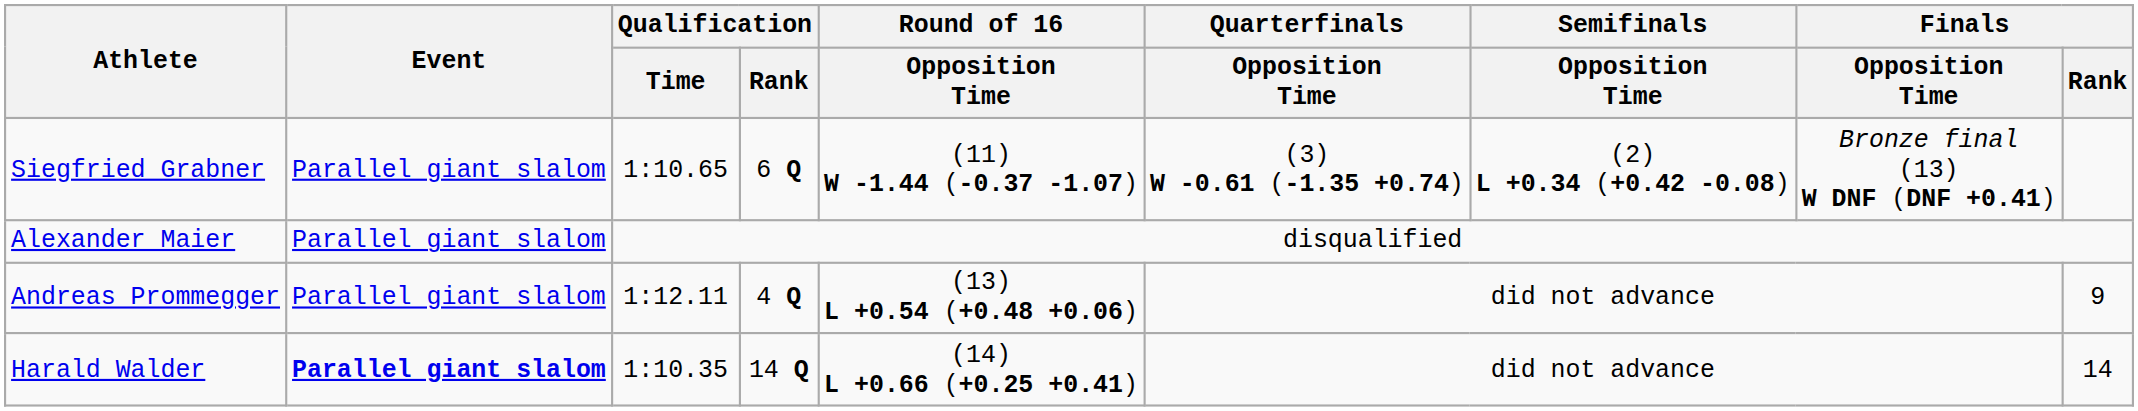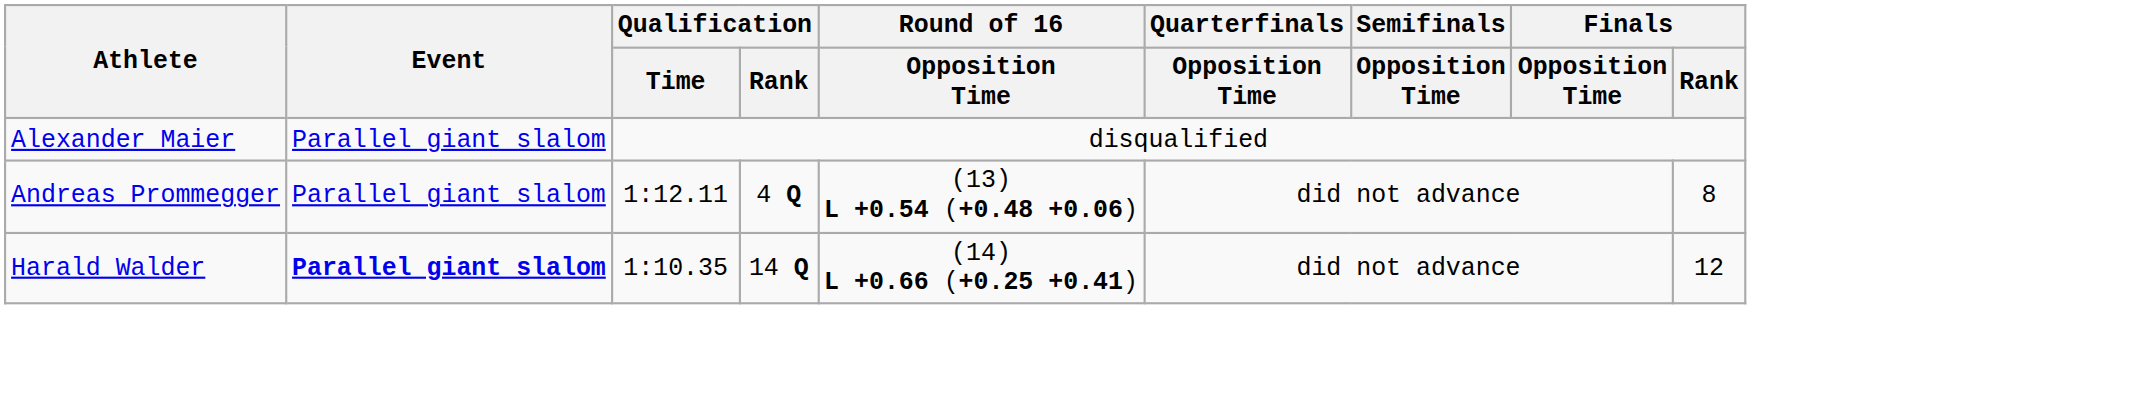- row: (138, 169)
(2098, 298) 9 -> (1709, 196) 8
(2098, 369) 14 -> (1709, 268) 12
